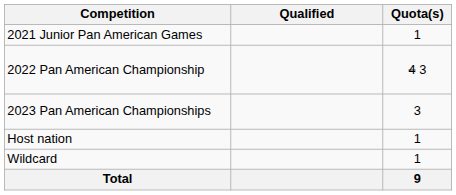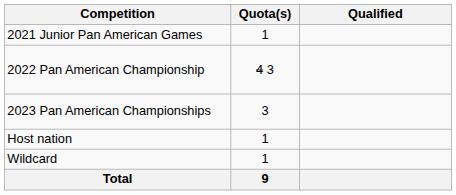columns swapped: (417, 14) <-> (307, 14)
